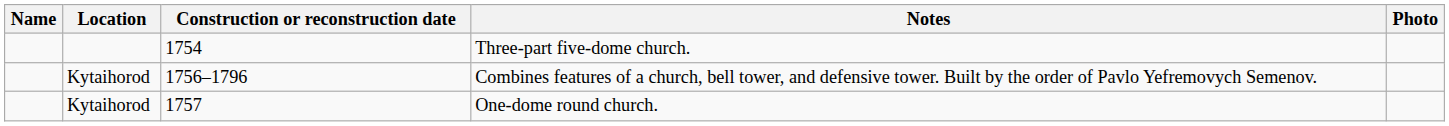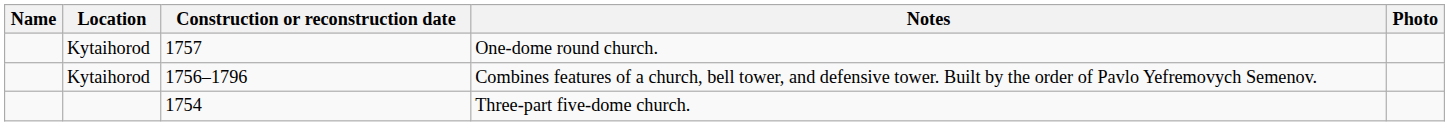rows swapped: (583, 47) <-> (567, 105)
